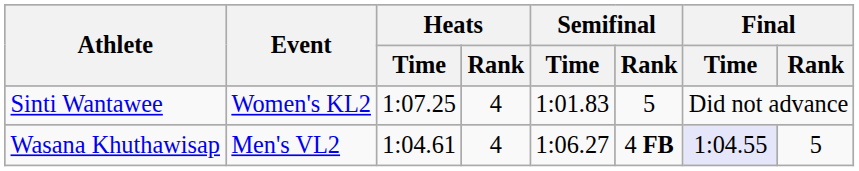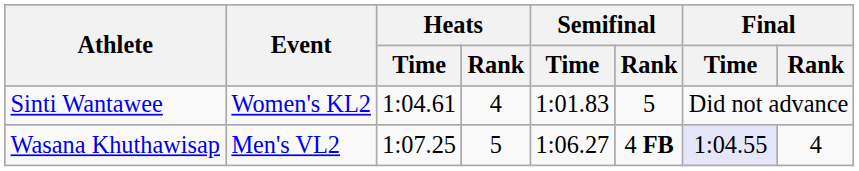(419, 105) 1:07.25 -> (419, 105) 1:04.61
(419, 145) 1:04.61 -> (419, 145) 1:07.25
(496, 145) 4 -> (496, 145) 5
(816, 145) 5 -> (816, 145) 4
